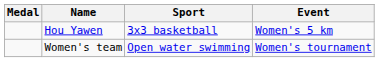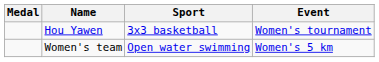(294, 31) Women's 5 km -> (313, 31) Women's tournament
(313, 48) Women's tournament -> (294, 48) Women's 5 km
